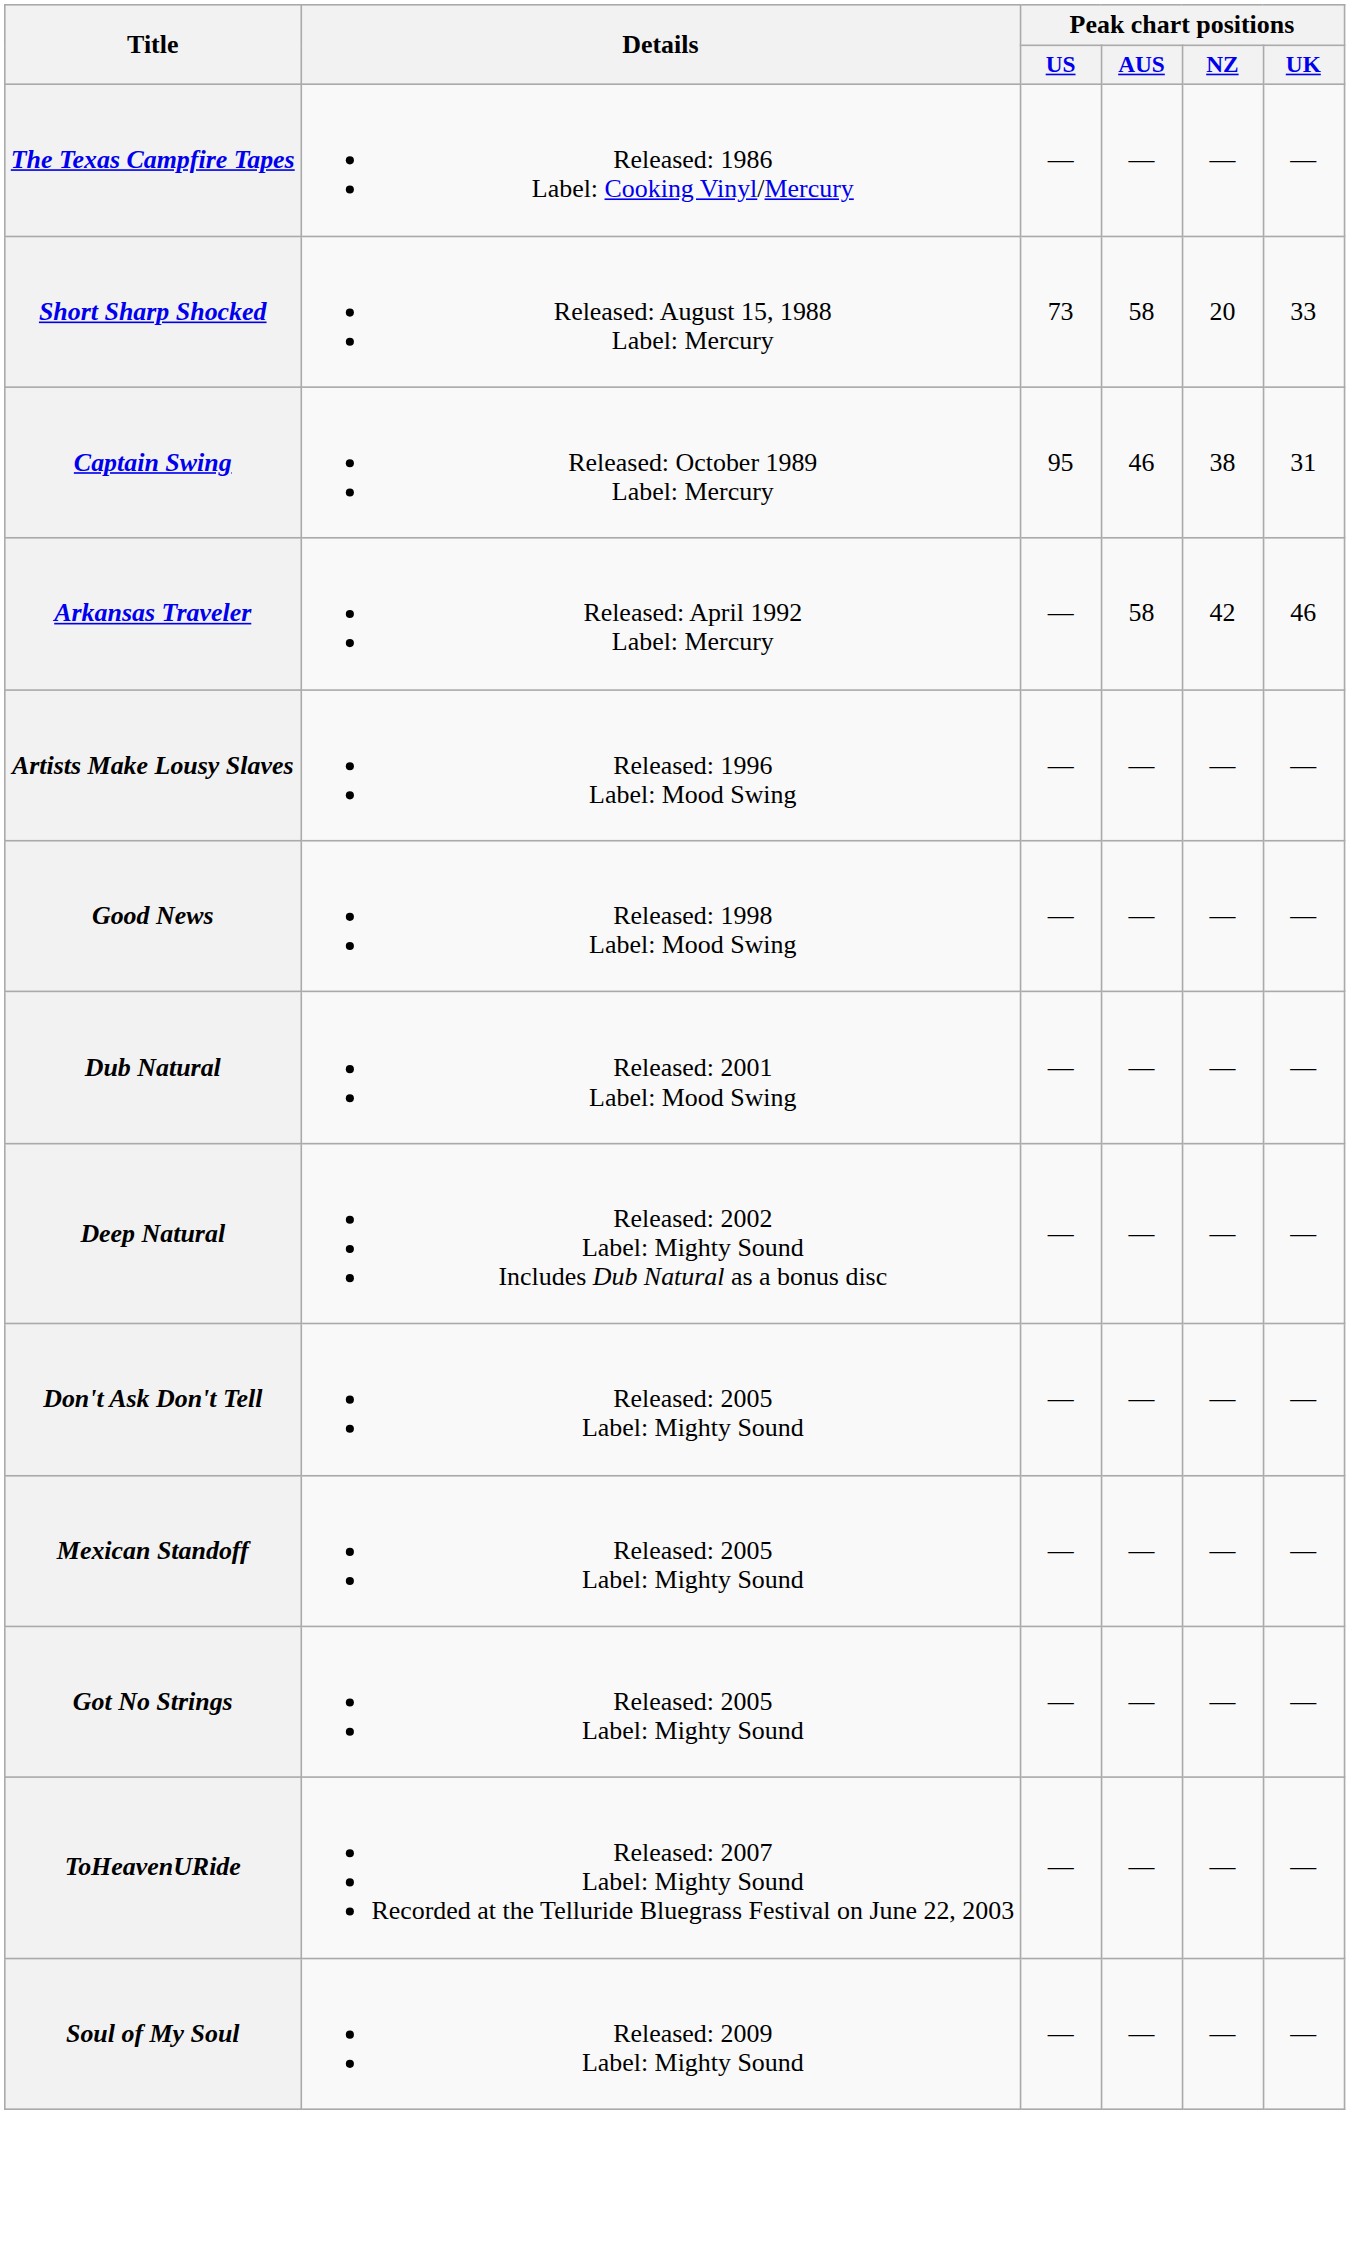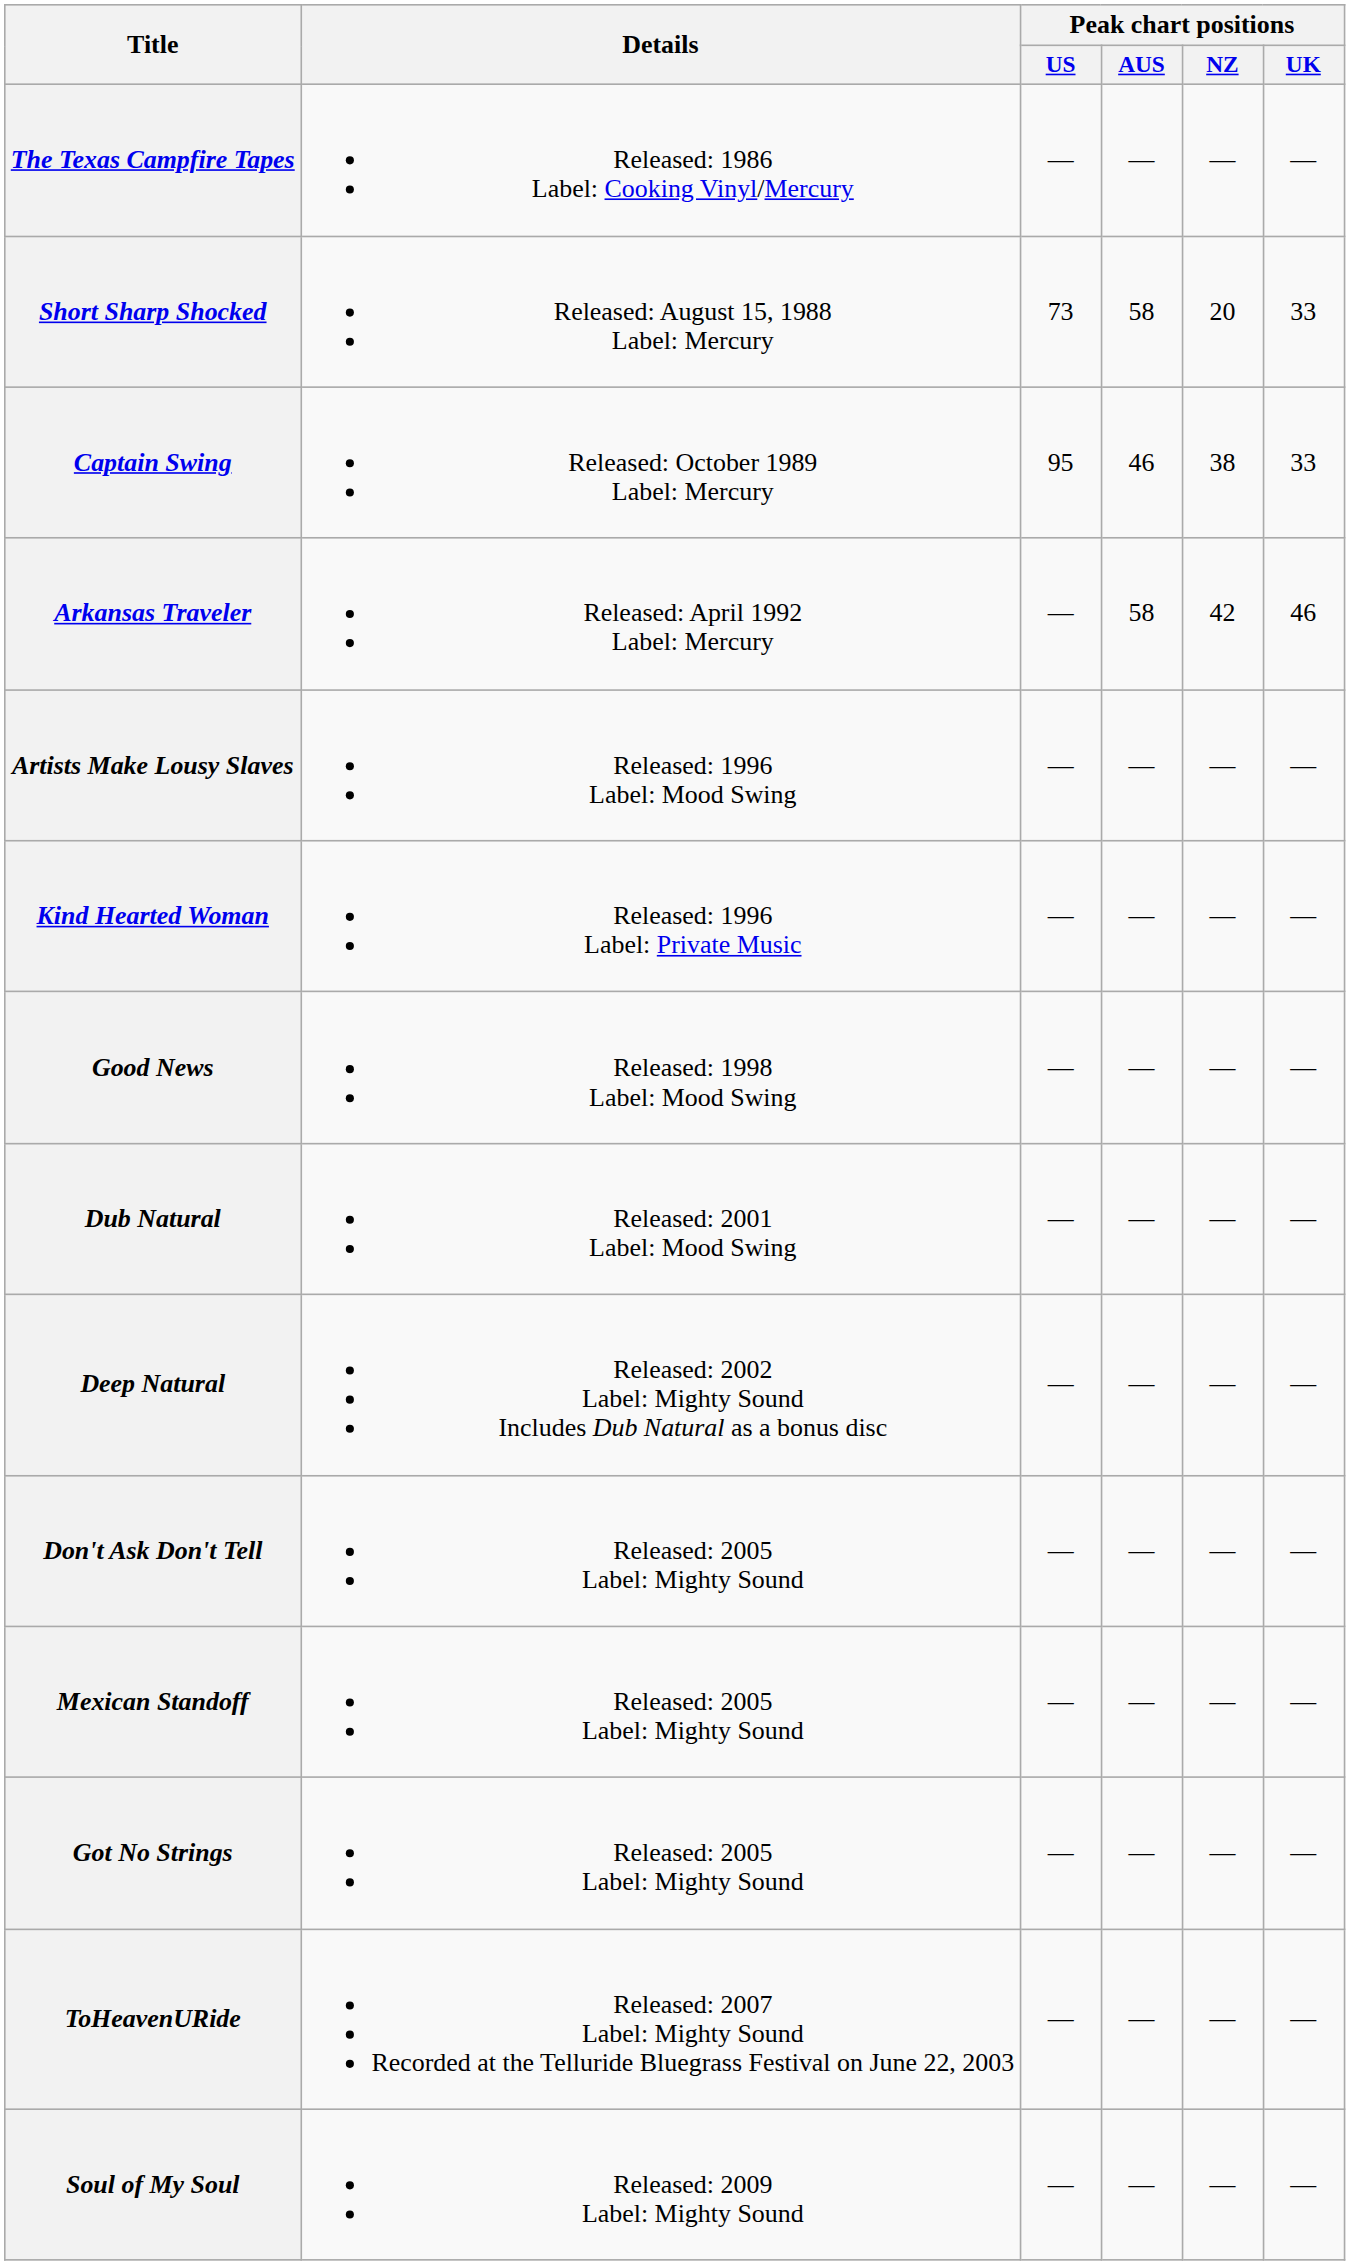(1303, 462) 31 -> (1303, 462) 33
+ row: (153, 916)
